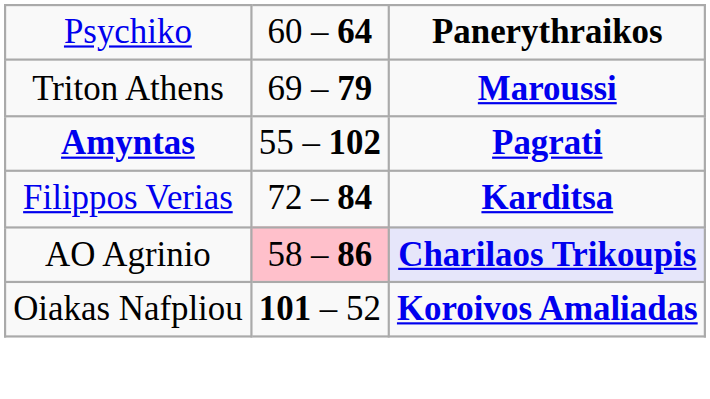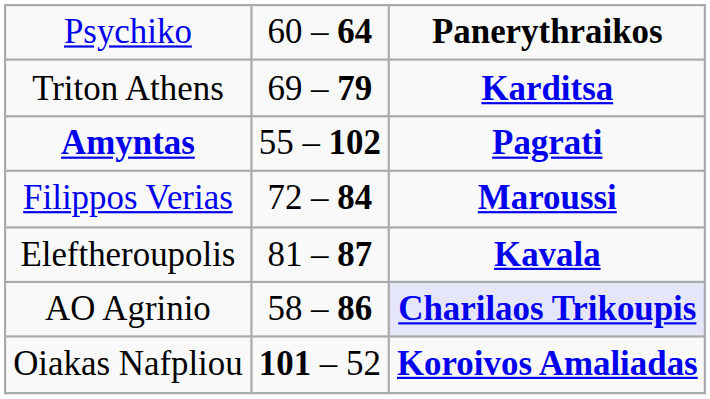(547, 87) Maroussi -> (547, 87) Karditsa
(547, 198) Karditsa -> (547, 198) Maroussi
+ row: (128, 253)
(320, 253) pink background -> (320, 308) no background
